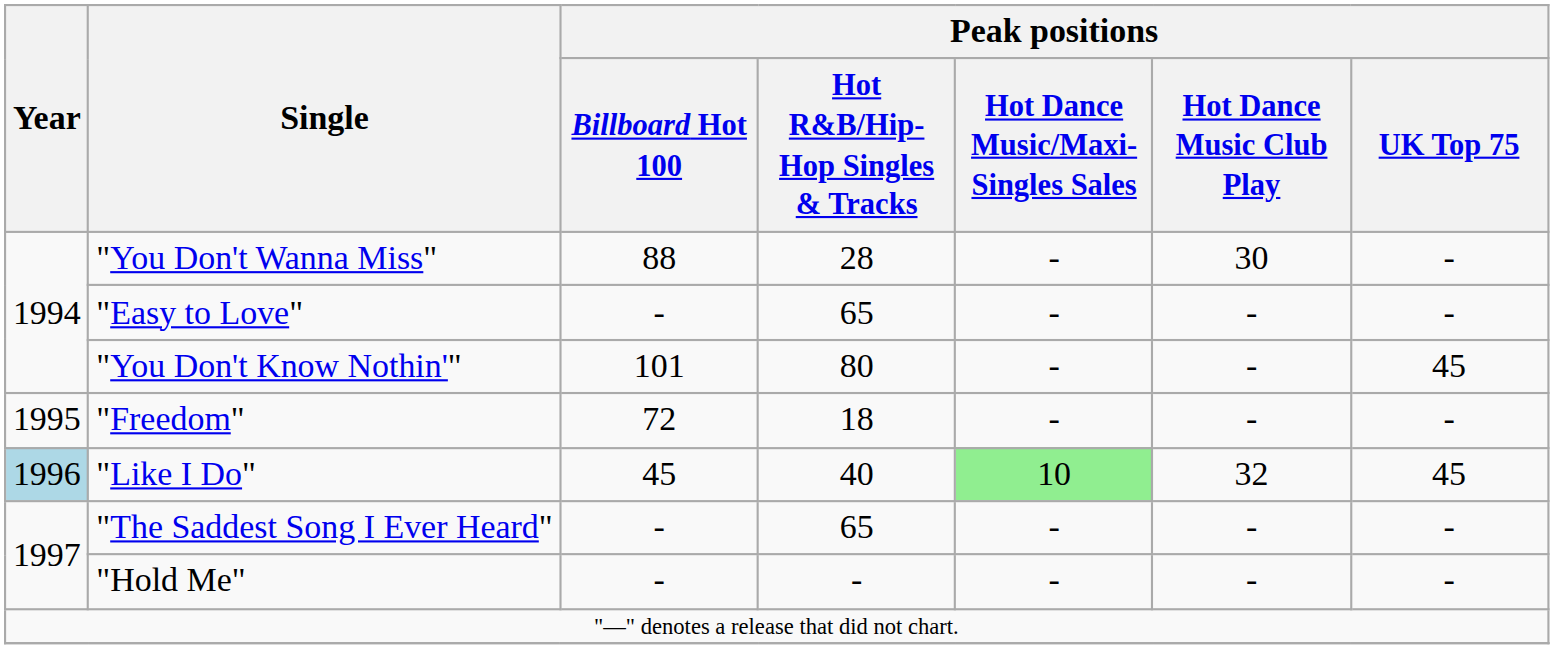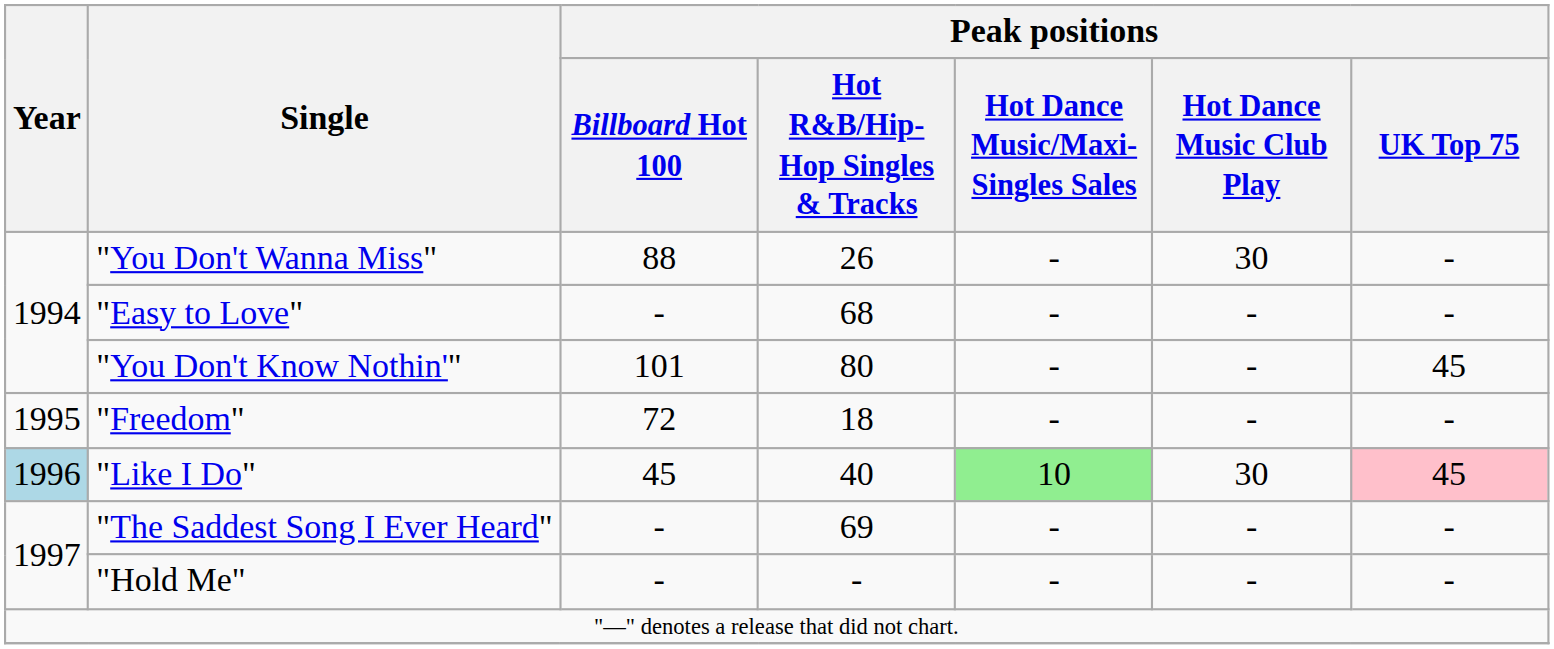(857, 258) 28 -> (857, 258) 26
(857, 312) 65 -> (857, 312) 68
(1252, 473) 32 -> (1252, 473) 30
(1449, 473) no background -> (1449, 473) pink background
(857, 527) 65 -> (857, 527) 69
